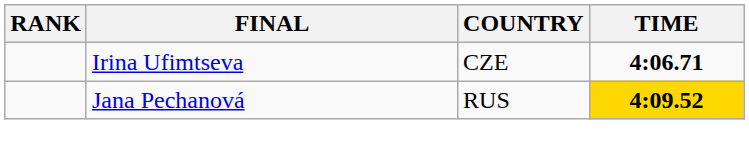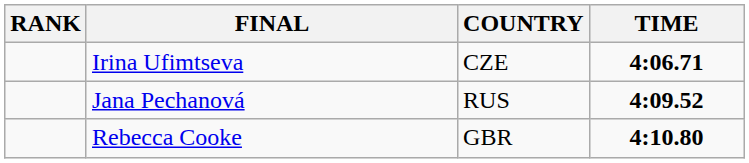(667, 99) gold background -> (667, 99) no background
+ row: (167, 137)
